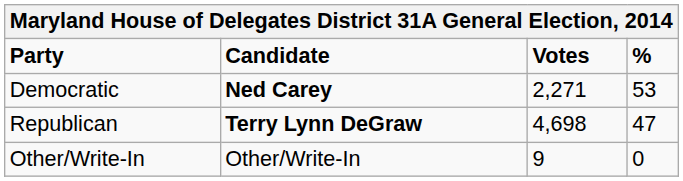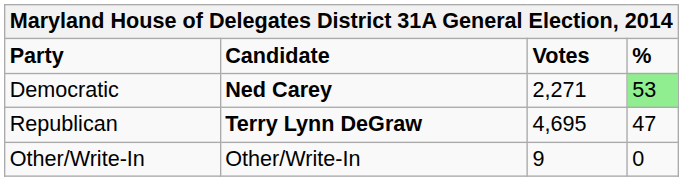(644, 90) no background -> (644, 90) lightgreen background
(559, 124) 4,698 -> (559, 124) 4,695
